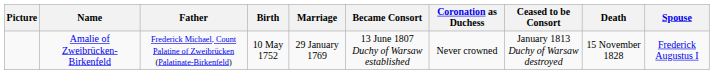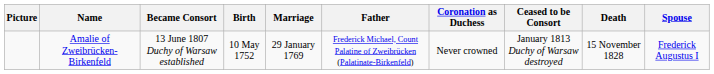columns swapped: (194, 17) <-> (387, 17)
